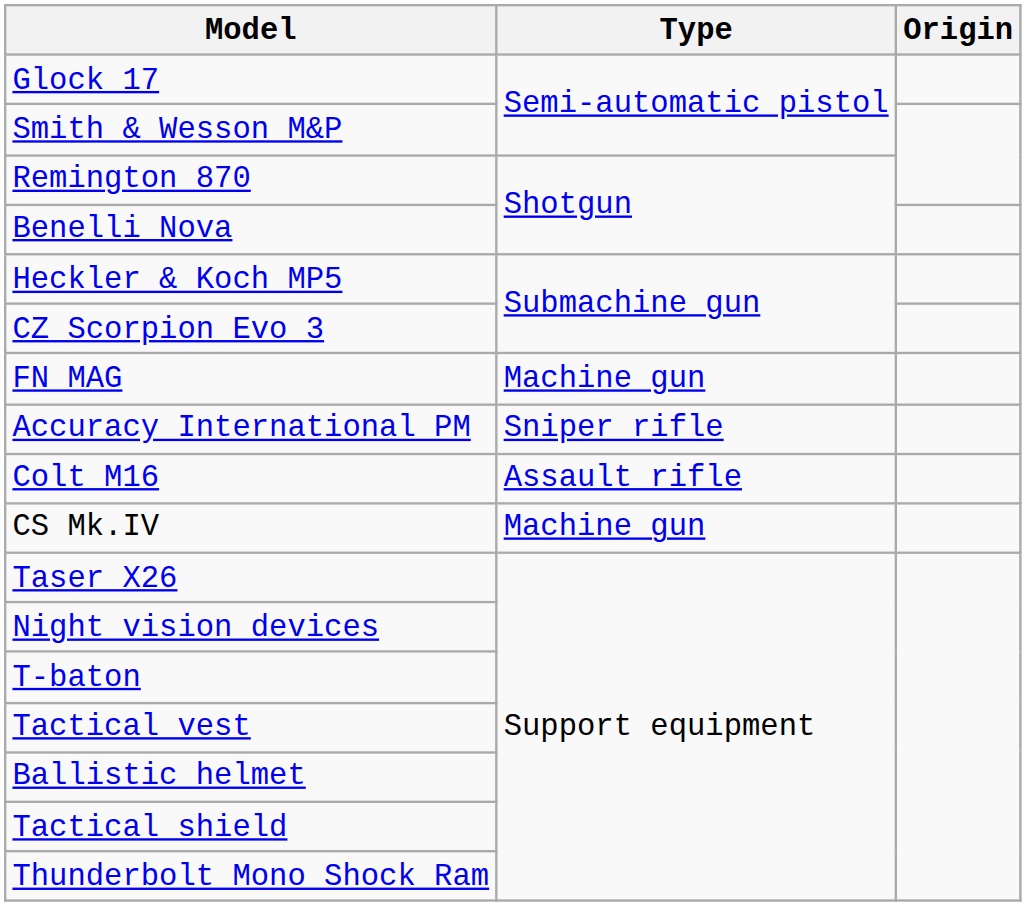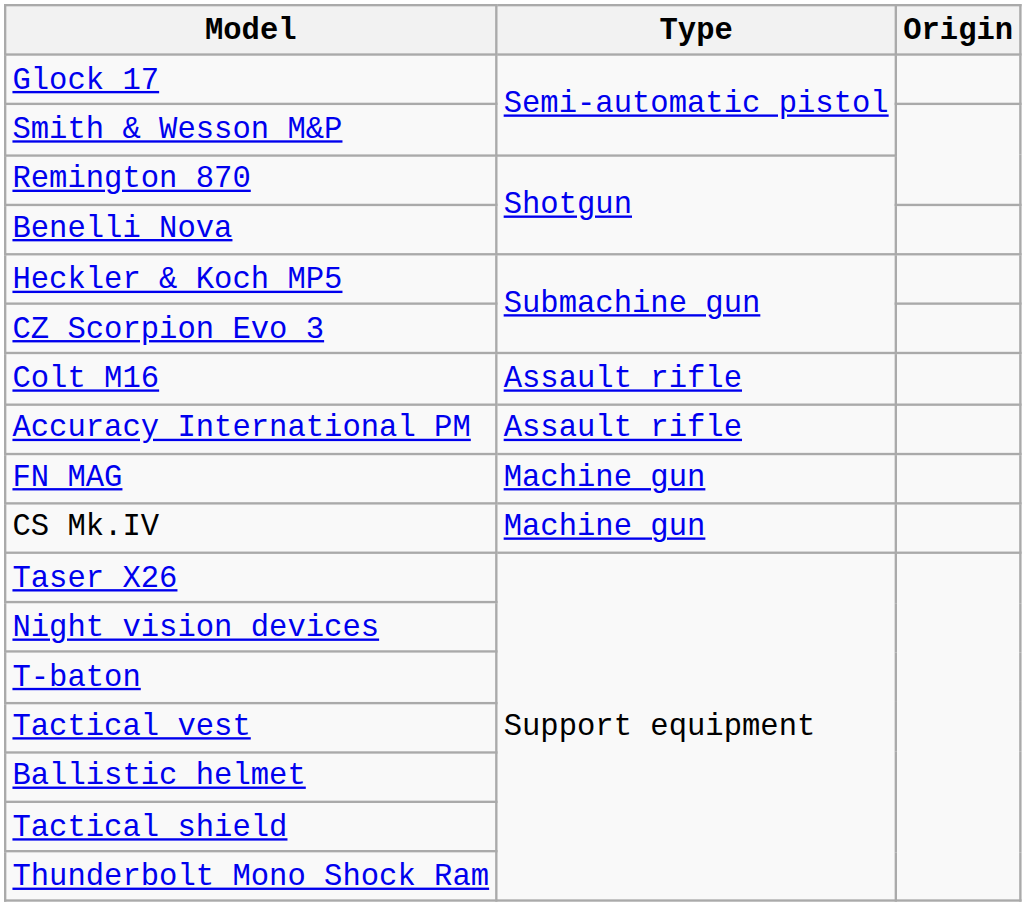rows swapped: (86, 478) <-> (67, 379)
(614, 428) Sniper rifle -> (623, 428) Assault rifle
